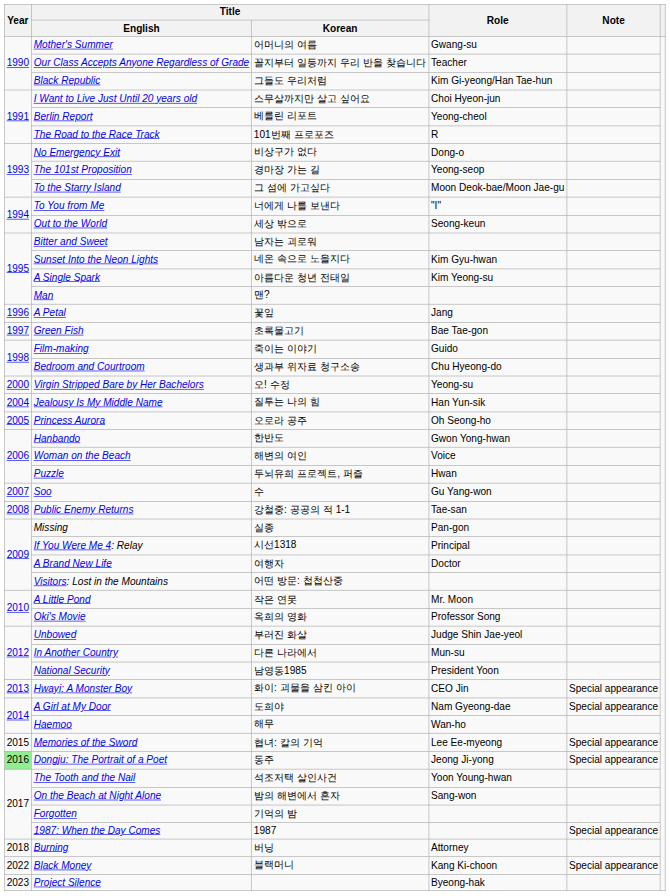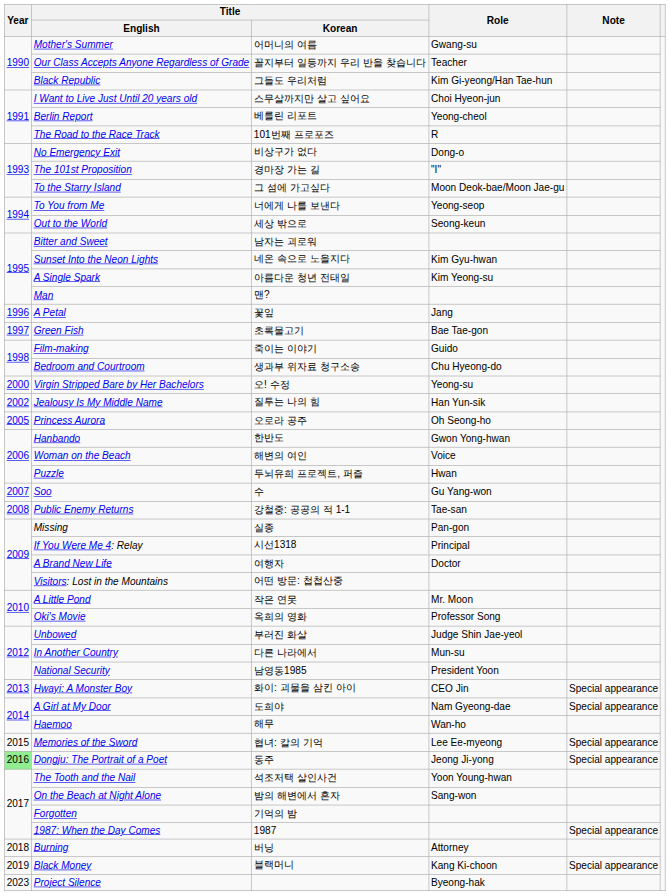(458, 170) Yeong-seop -> (436, 170) "I"
(436, 206) "I" -> (458, 206) Yeong-seop
(18, 402) 2004 -> (18, 402) 2002
(18, 865) 2022 -> (18, 865) 2019
